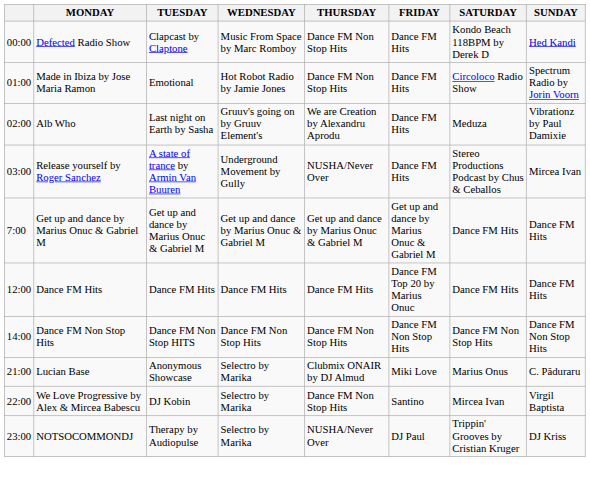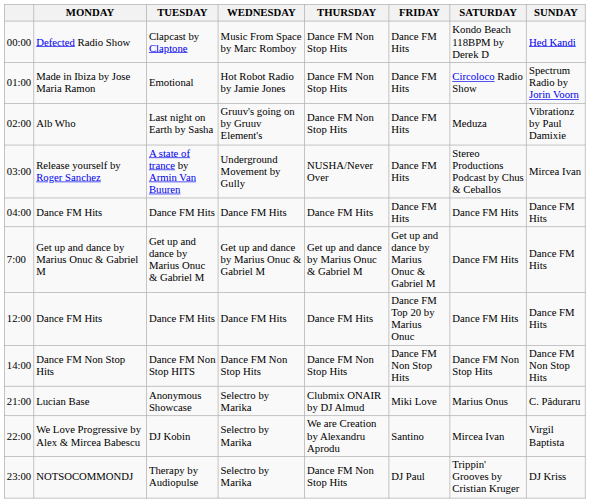(342, 124) We are Creation by Alexandru Aprodu -> (340, 124) Dance FM Non Stop Hits
+ row: (19, 212)
(340, 401) Dance FM Non Stop Hits -> (342, 436) We are Creation by Alexandru Aprodu
(340, 436) NUSHA/Never Over -> (340, 477) Dance FM Non Stop Hits
